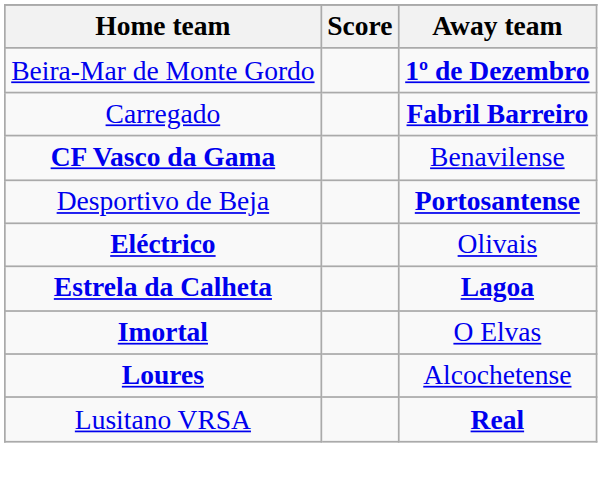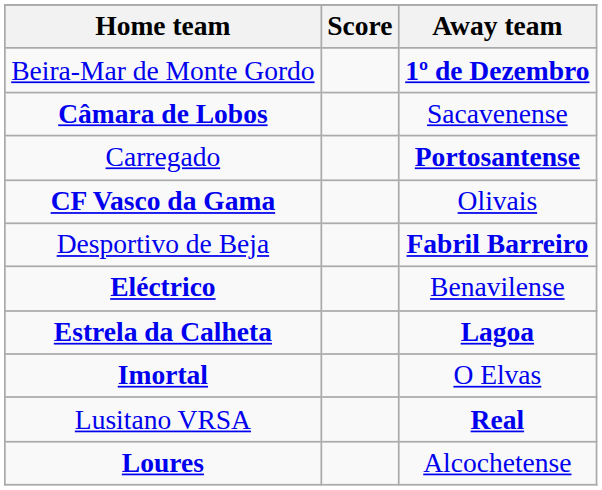+ row: (163, 113)
(497, 113) Fabril Barreiro -> (497, 157) Portosantense
(497, 157) Benavilense -> (497, 200) Olivais
(497, 200) Portosantense -> (497, 244) Fabril Barreiro
(497, 244) Olivais -> (497, 288) Benavilense
rows swapped: (163, 375) <-> (163, 419)
